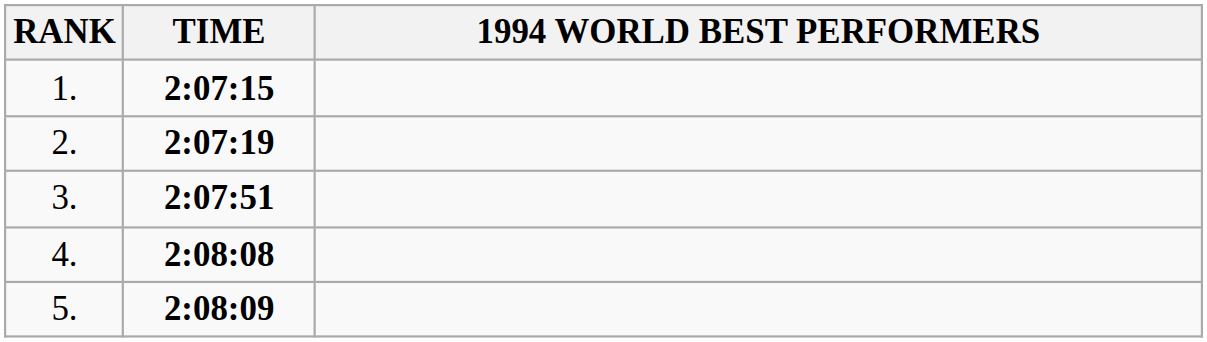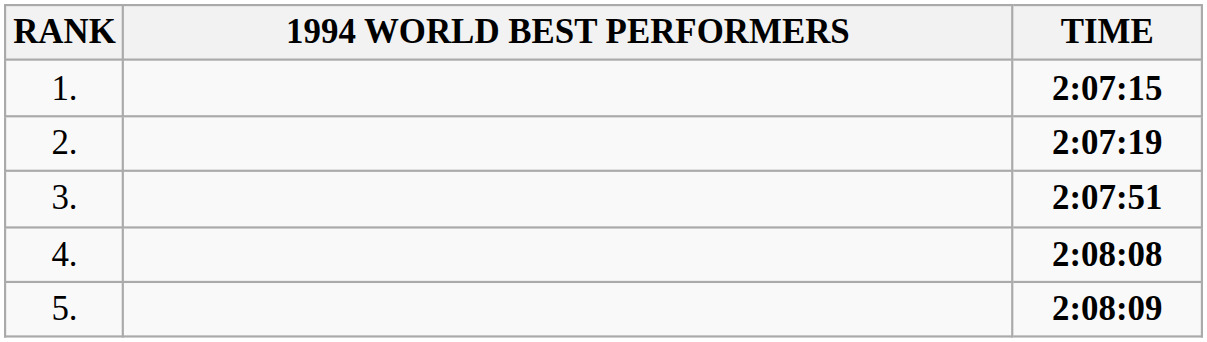columns swapped: (758, 32) <-> (219, 32)
